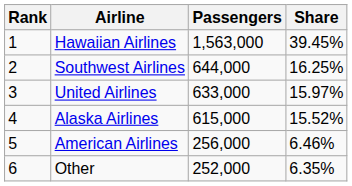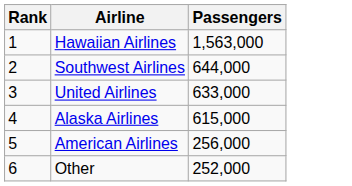- column: (316, 17)
